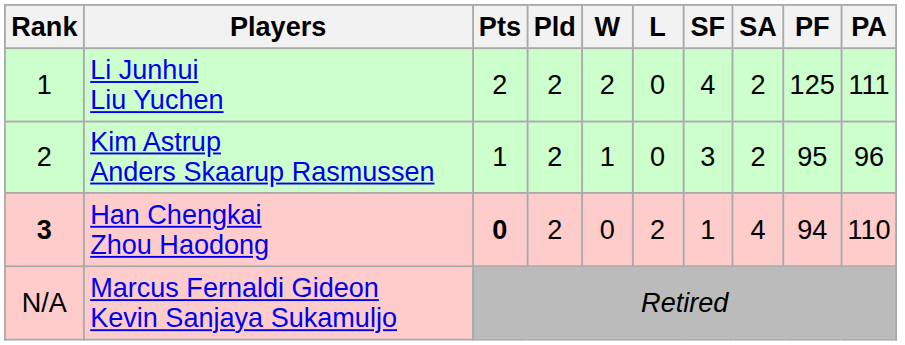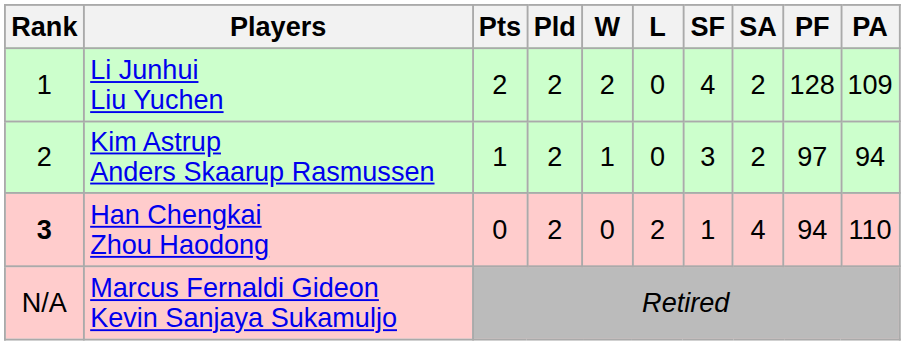(812, 85) 125 -> (812, 85) 128
(869, 85) 111 -> (870, 85) 109
(812, 157) 95 -> (812, 157) 97
(869, 157) 96 -> (870, 157) 94
(500, 230) bold -> (500, 230) normal
